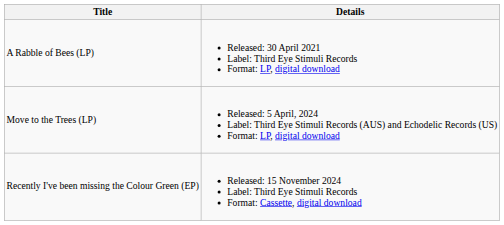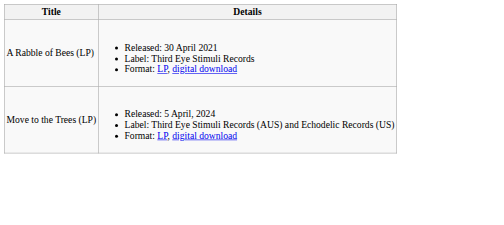- row: (103, 186)
